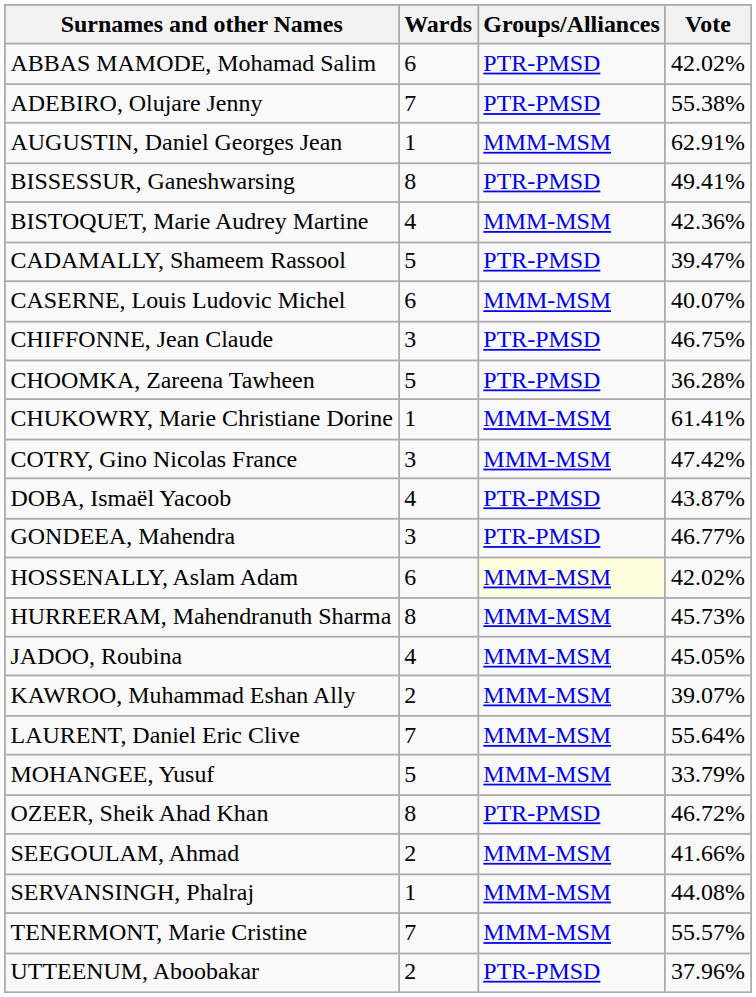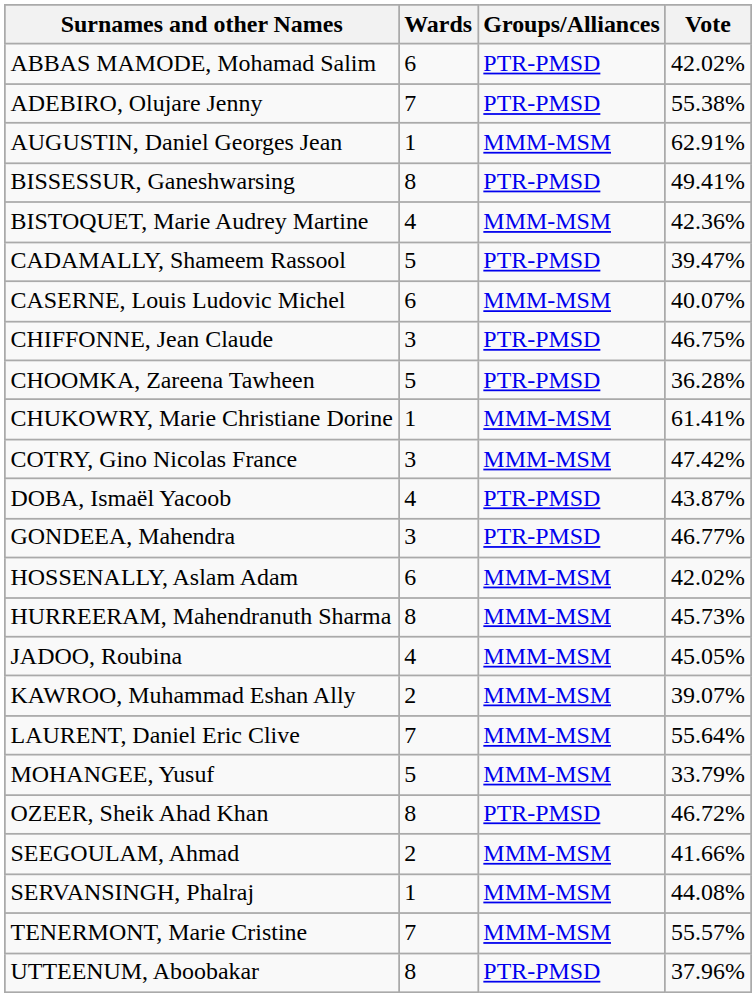(547, 576) lightyellow background -> (547, 576) no background
(410, 971) 2 -> (410, 971) 8
